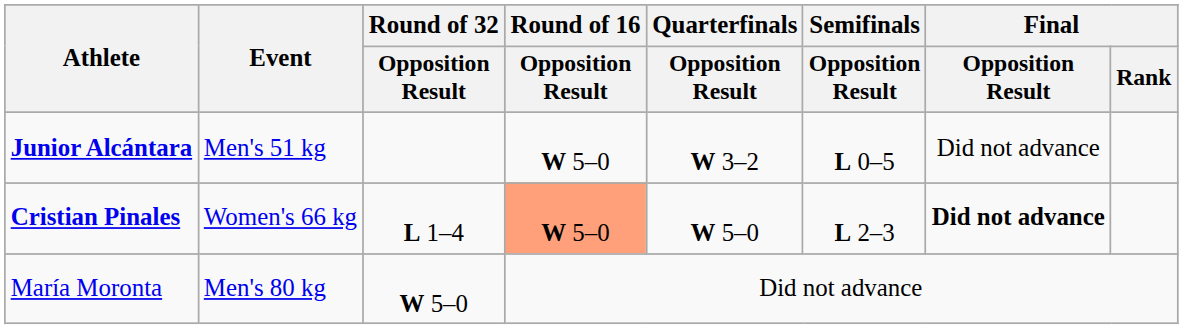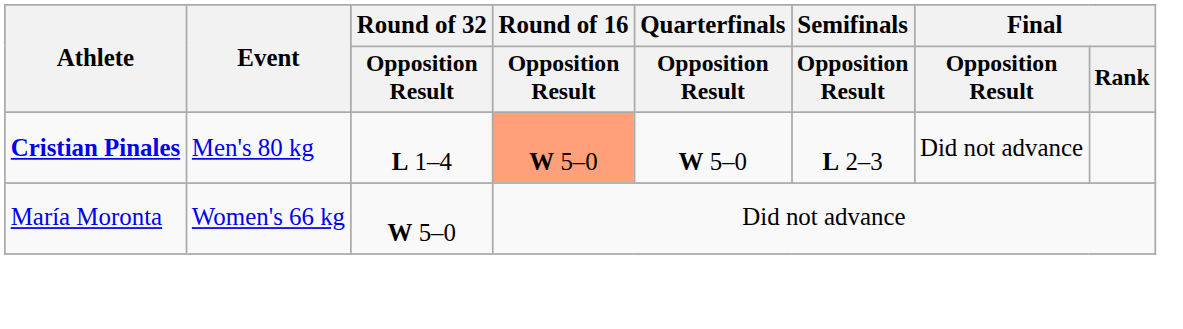- row: (101, 147)
(280, 218) Women's 66 kg -> (253, 147) Men's 80 kg
(1018, 218) bold -> (1001, 147) normal
(265, 288) Men's 80 kg -> (268, 218) Women's 66 kg
